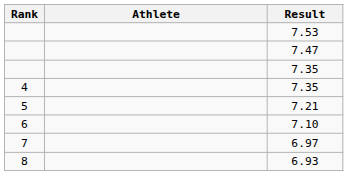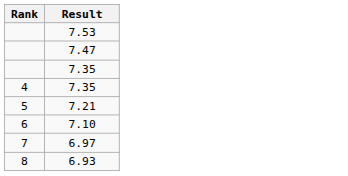- column: (156, 14)
